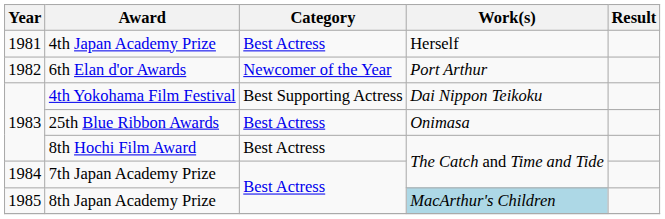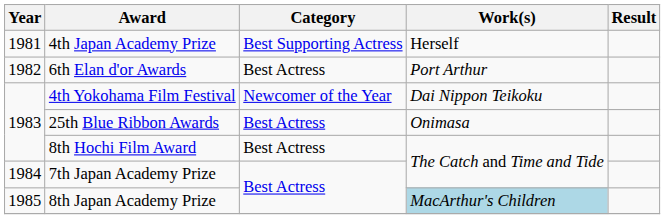(284, 43) Best Actress -> (323, 43) Best Supporting Actress
(317, 69) Newcomer of the Year -> (284, 69) Best Actress
(323, 95) Best Supporting Actress -> (317, 95) Newcomer of the Year
